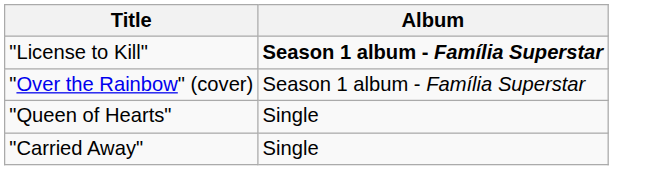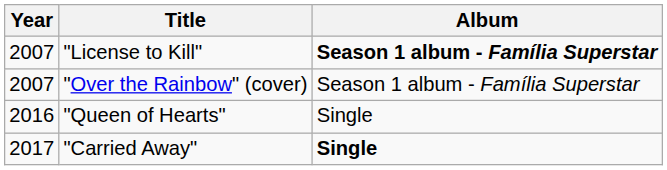+ column: (32, 20)
(291, 148) normal -> (347, 148) bold
